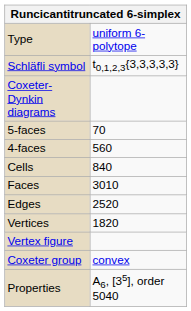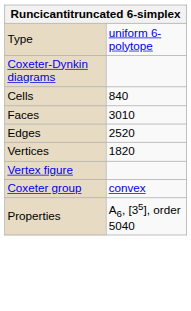- row: (46, 65)
- row: (27, 130)
- row: (27, 148)
